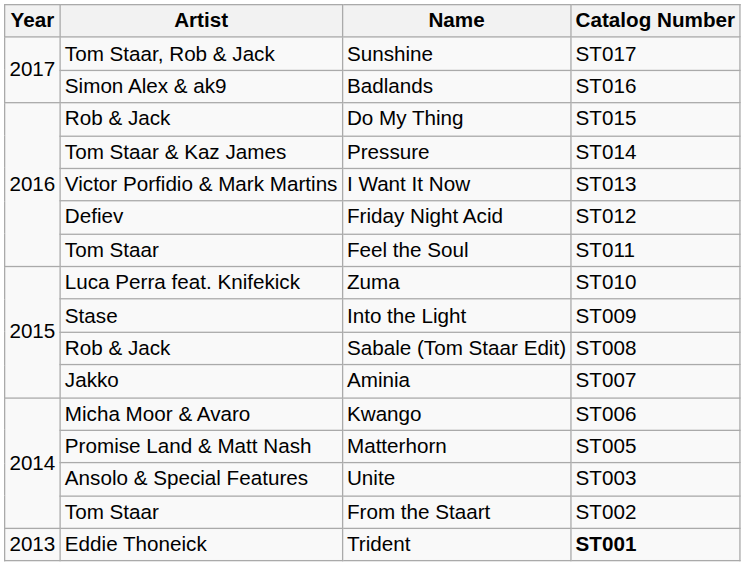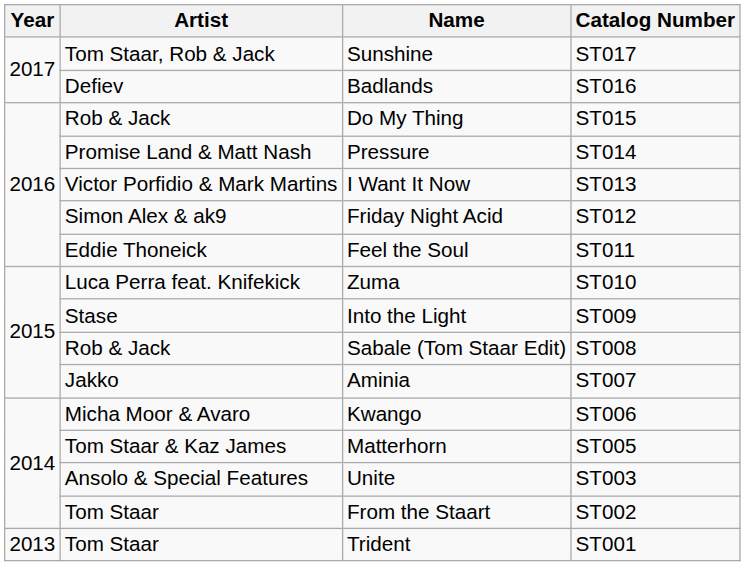(146, 86) Simon Alex & ak9 -> (94, 86) Defiev
(176, 151) Tom Staar & Kaz James -> (188, 151) Promise Land & Matt Nash
(94, 217) Defiev -> (146, 217) Simon Alex & ak9
(112, 250) Tom Staar -> (136, 250) Eddie Thoneick
(188, 446) Promise Land & Matt Nash -> (176, 446) Tom Staar & Kaz James
(136, 544) Eddie Thoneick -> (112, 544) Tom Staar
(606, 544) bold -> (606, 544) normal
